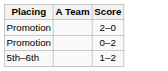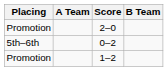+ column: (143, 12)
(29, 43) Promotion -> (23, 43) 5th–6th
(23, 58) 5th–6th -> (29, 58) Promotion
